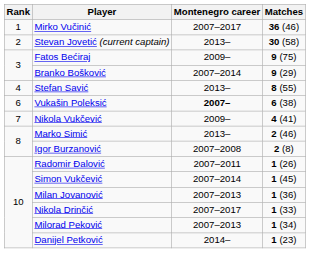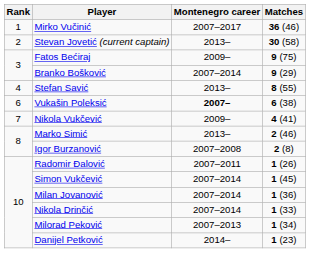(217, 194) 2007–2013 -> (217, 194) 2007–2014
(217, 210) 2007–2017 -> (217, 210) 2007–2014
